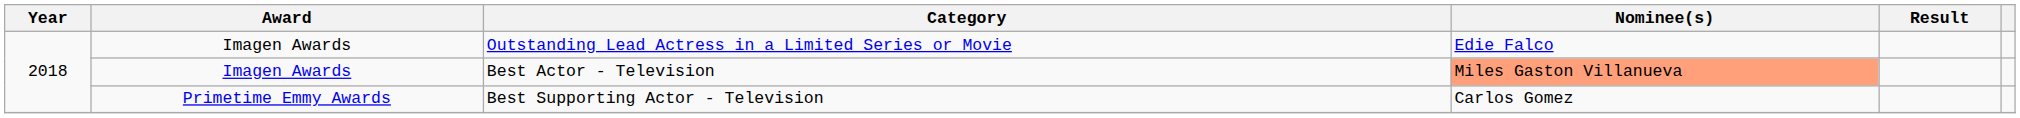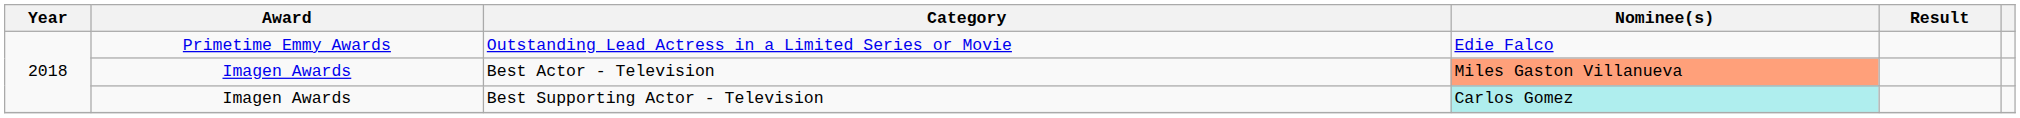(287, 45) Imagen Awards -> (287, 45) Primetime Emmy Awards
(287, 99) Primetime Emmy Awards -> (287, 99) Imagen Awards
(1514, 99) no background -> (1514, 99) paleturquoise background
